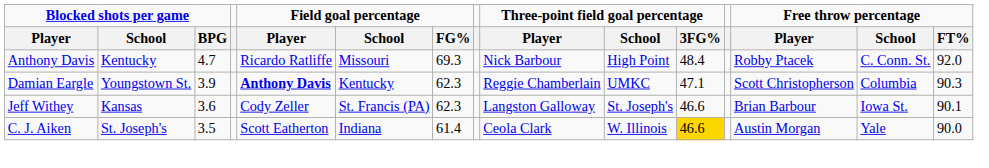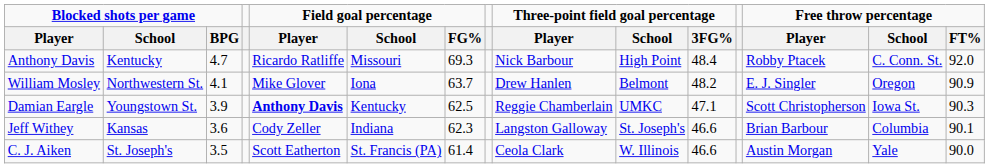+ row: (54, 83)
(449, 83) 62.3 -> (460, 106) 62.5
(888, 83) Columbia -> (896, 106) Iowa St.
(384, 106) St. Francis (PA) -> (372, 128) Indiana
(884, 106) Iowa St. -> (900, 128) Columbia
(360, 128) Indiana -> (396, 151) St. Francis (PA)
(692, 128) gold background -> (704, 151) no background
